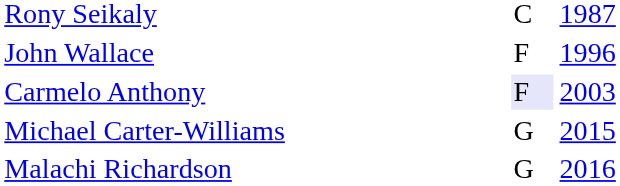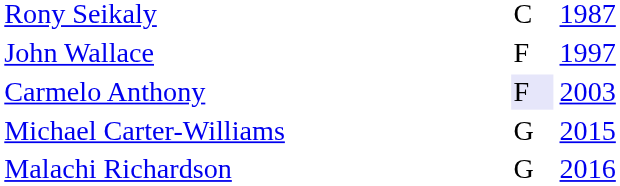(588, 52) 1996 -> (588, 52) 1997
